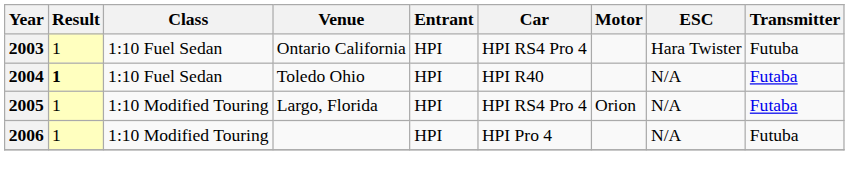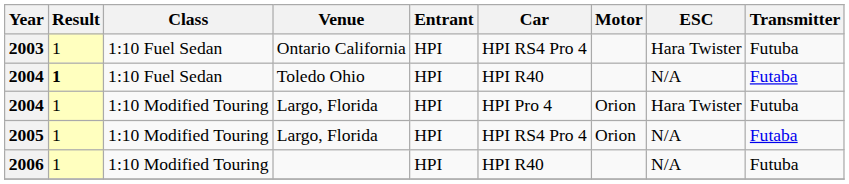+ row: (26, 106)
(517, 135) HPI Pro 4 -> (513, 164) HPI R40
